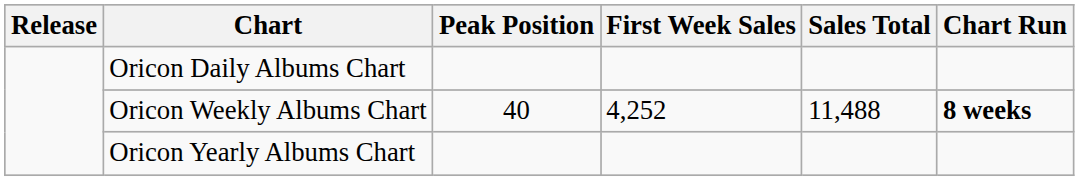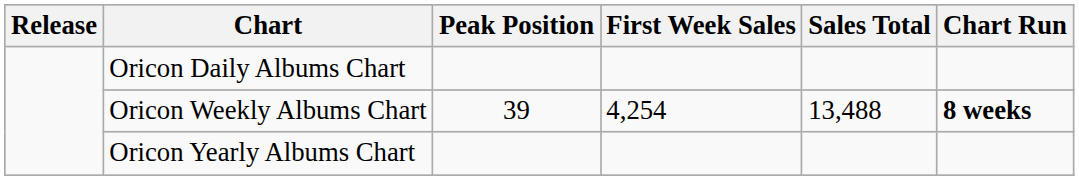(516, 110) 40 -> (516, 110) 39
(636, 110) 4,252 -> (636, 110) 4,254
(844, 110) 11,488 -> (845, 110) 13,488
